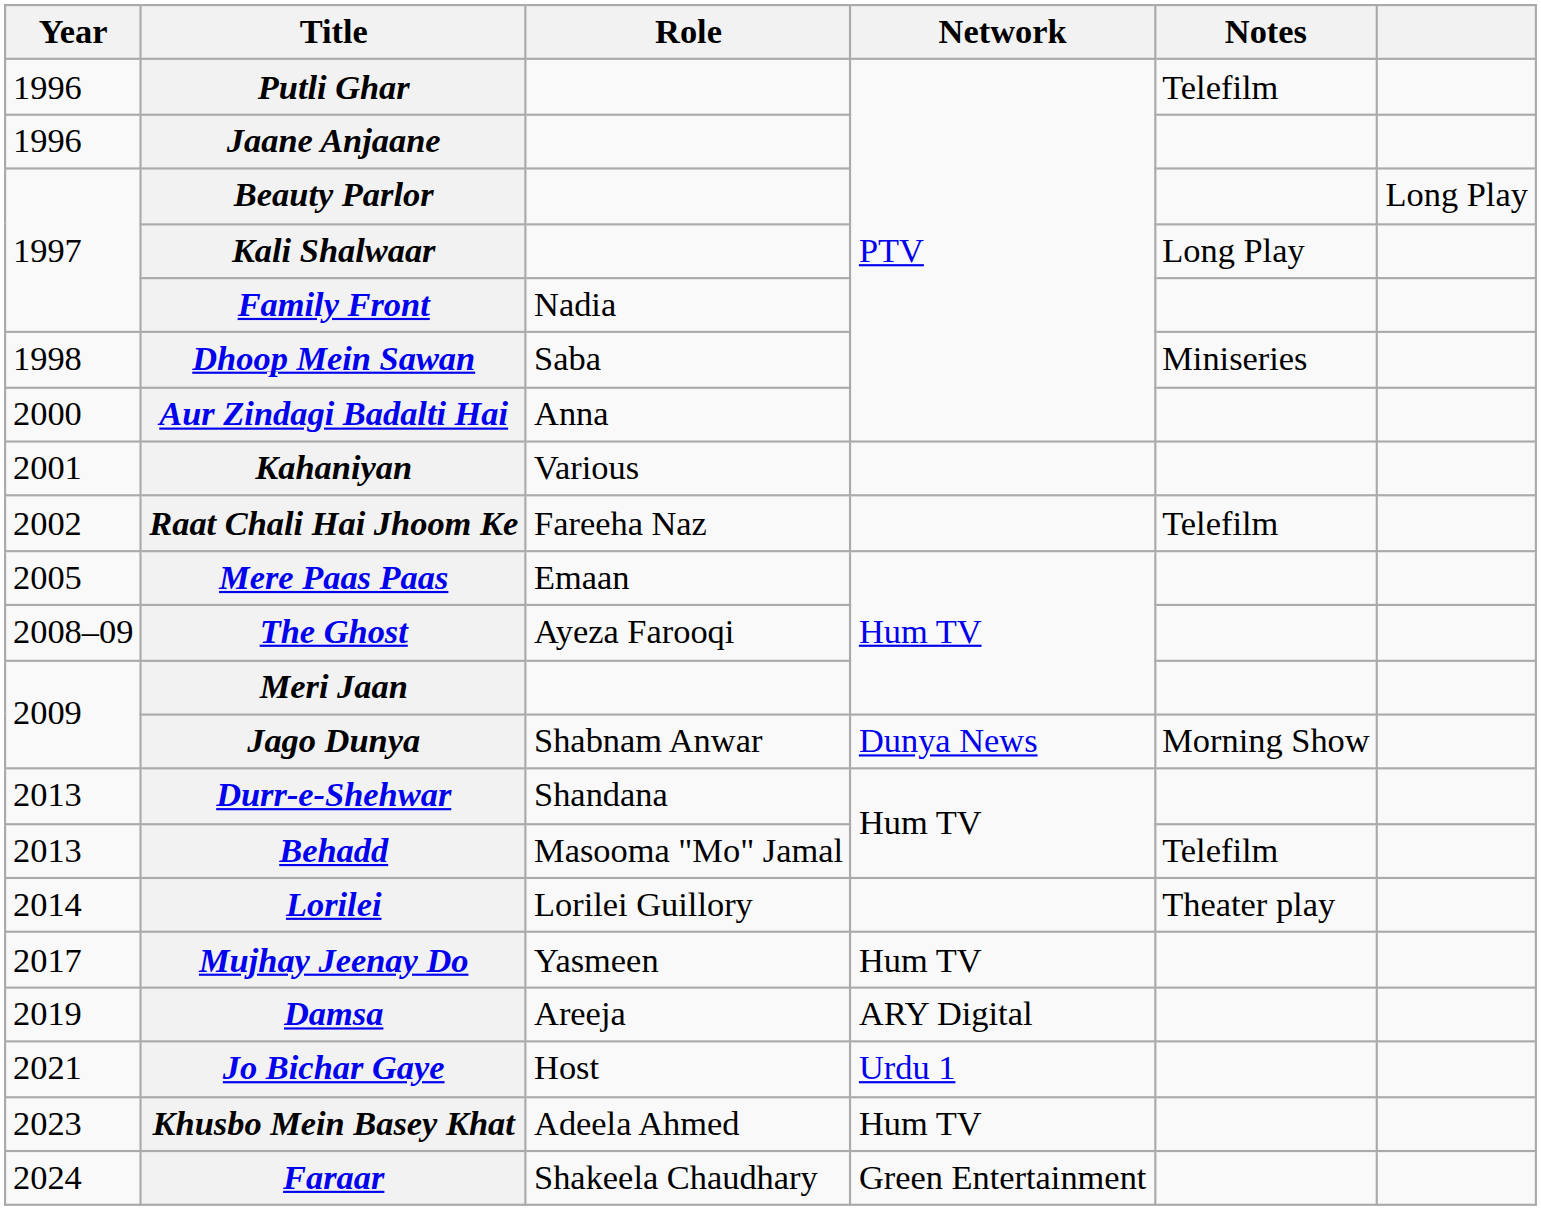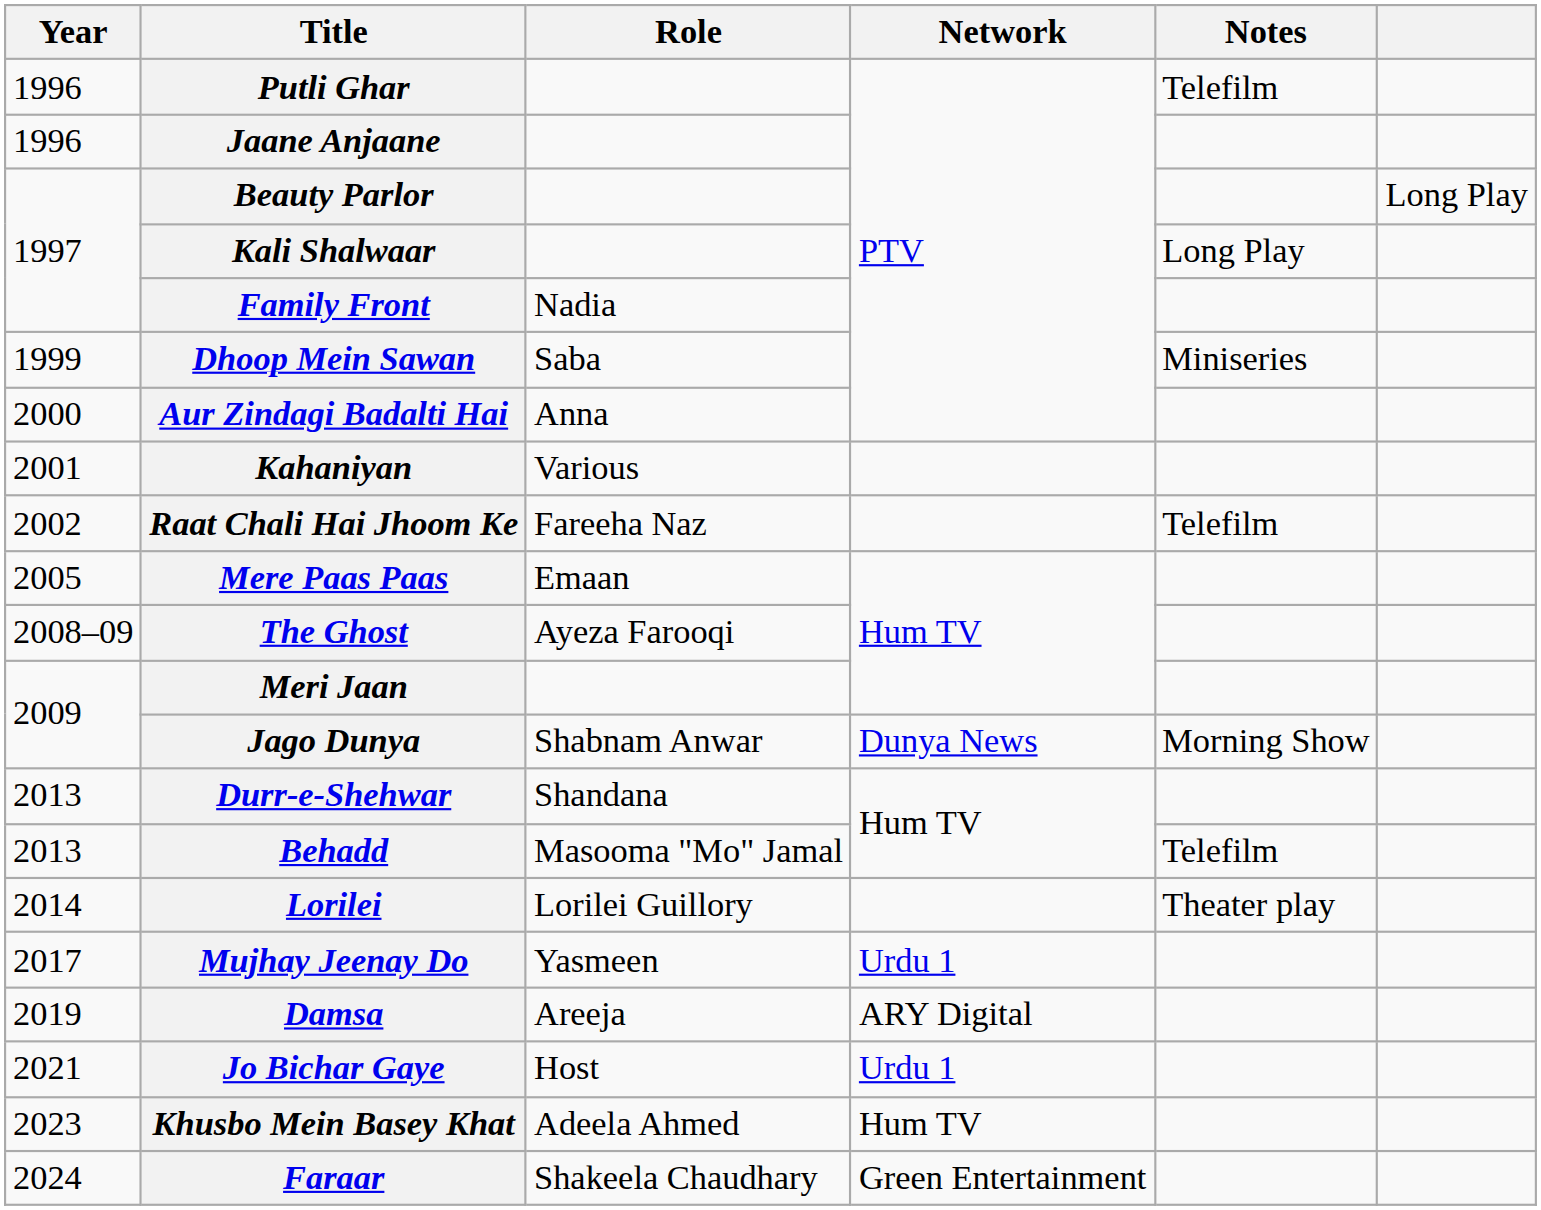(47, 359) 1998 -> (47, 359) 1999
(920, 959) Hum TV -> (907, 959) Urdu 1
